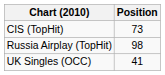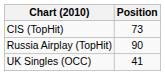(137, 45) 98 -> (137, 45) 90
